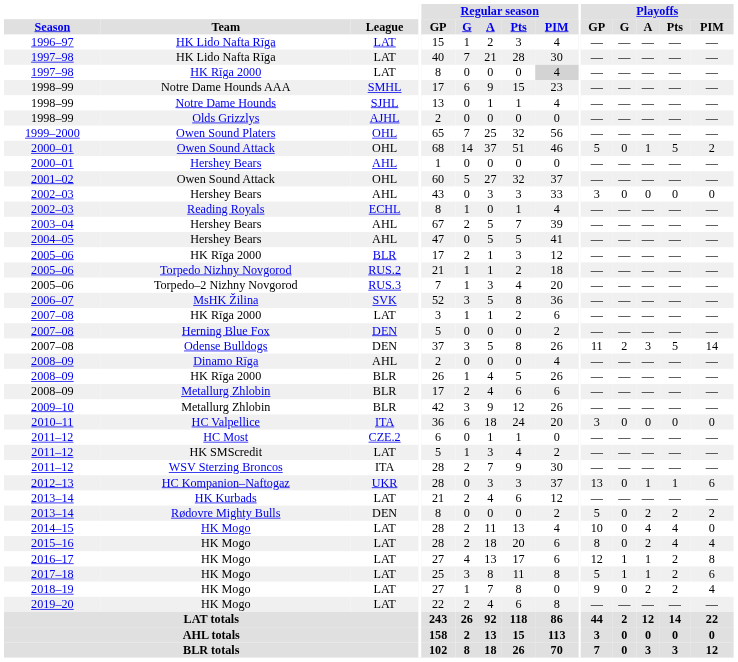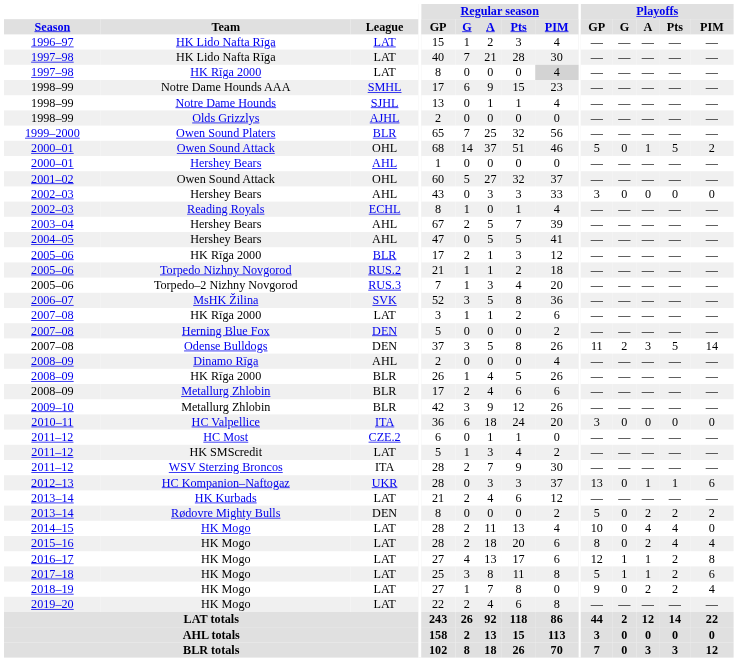(385, 133) OHL -> (385, 133) BLR
